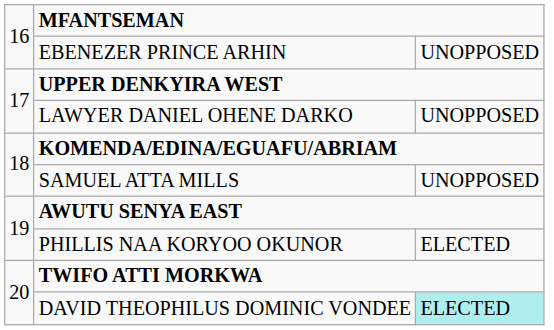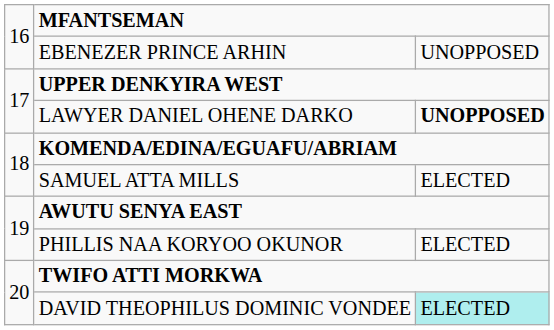(480, 116) normal -> (483, 116) bold
(480, 180) UNOPPOSED -> (465, 180) ELECTED
